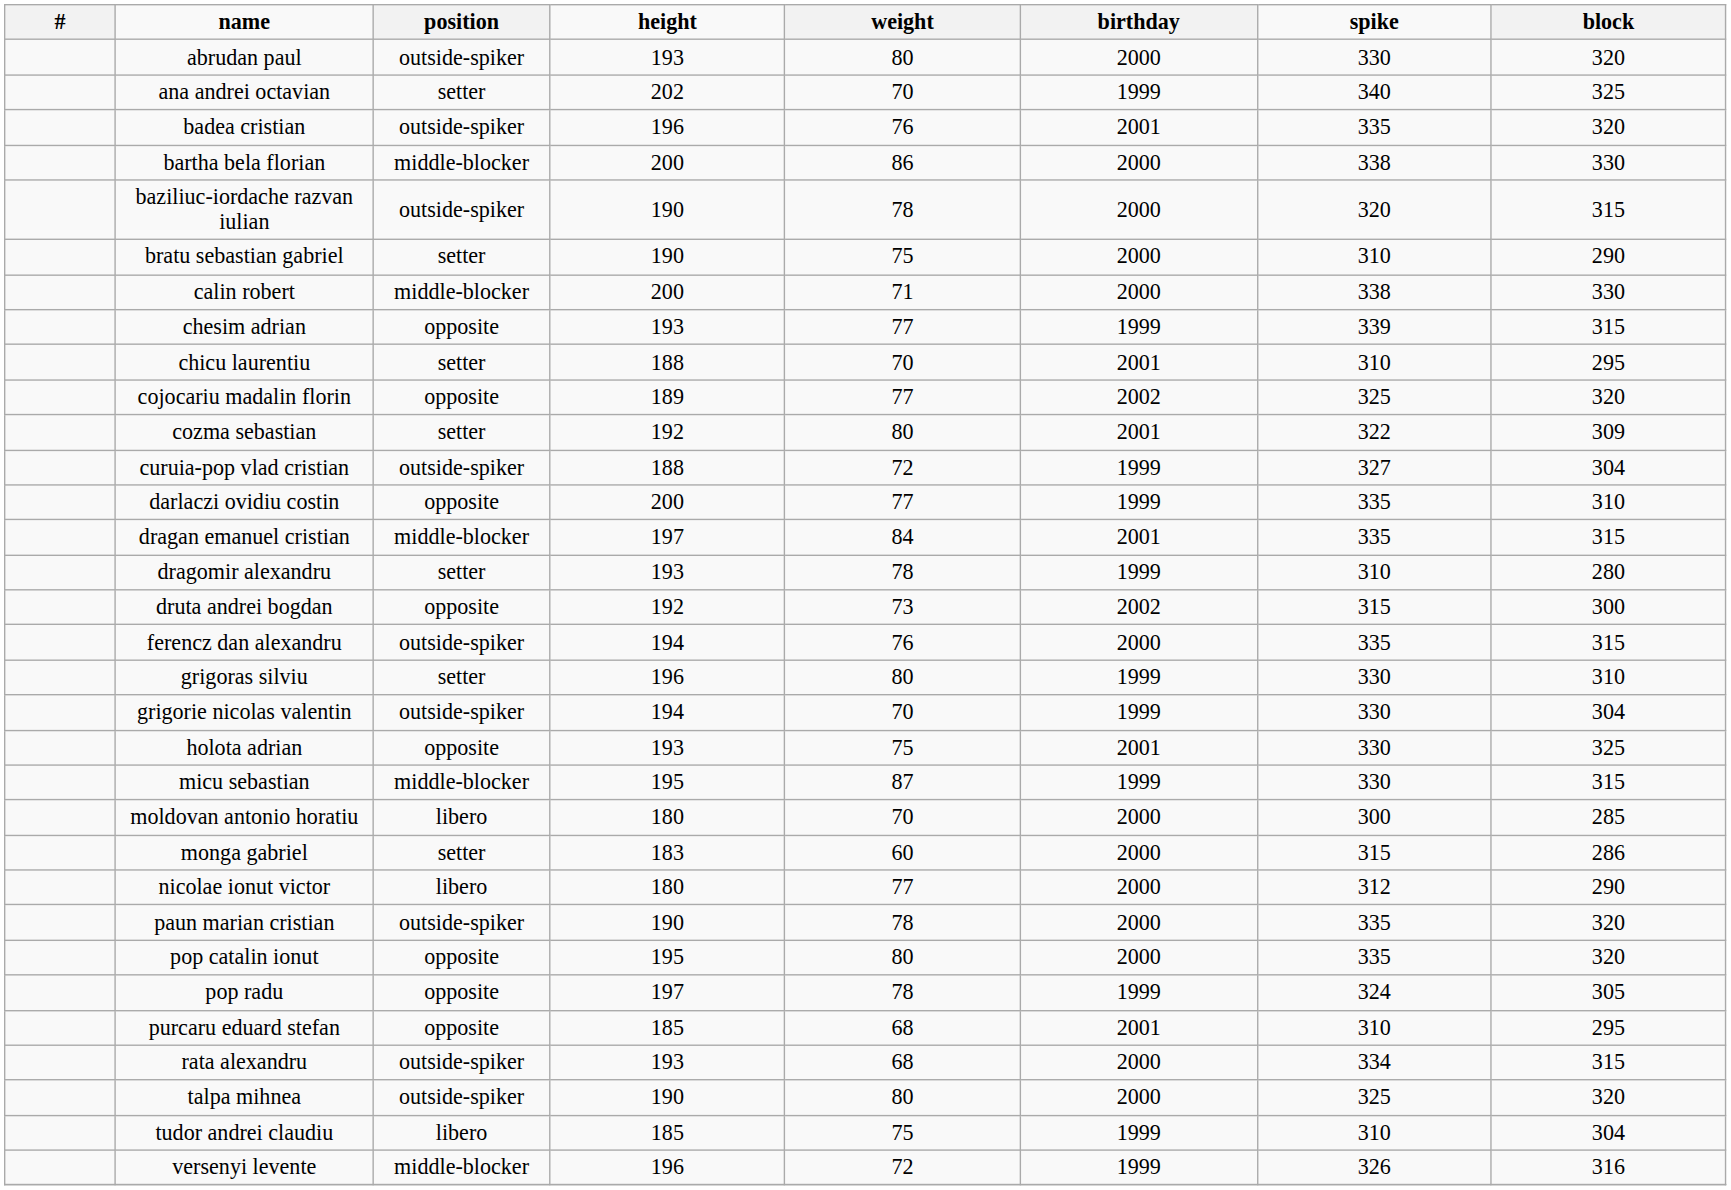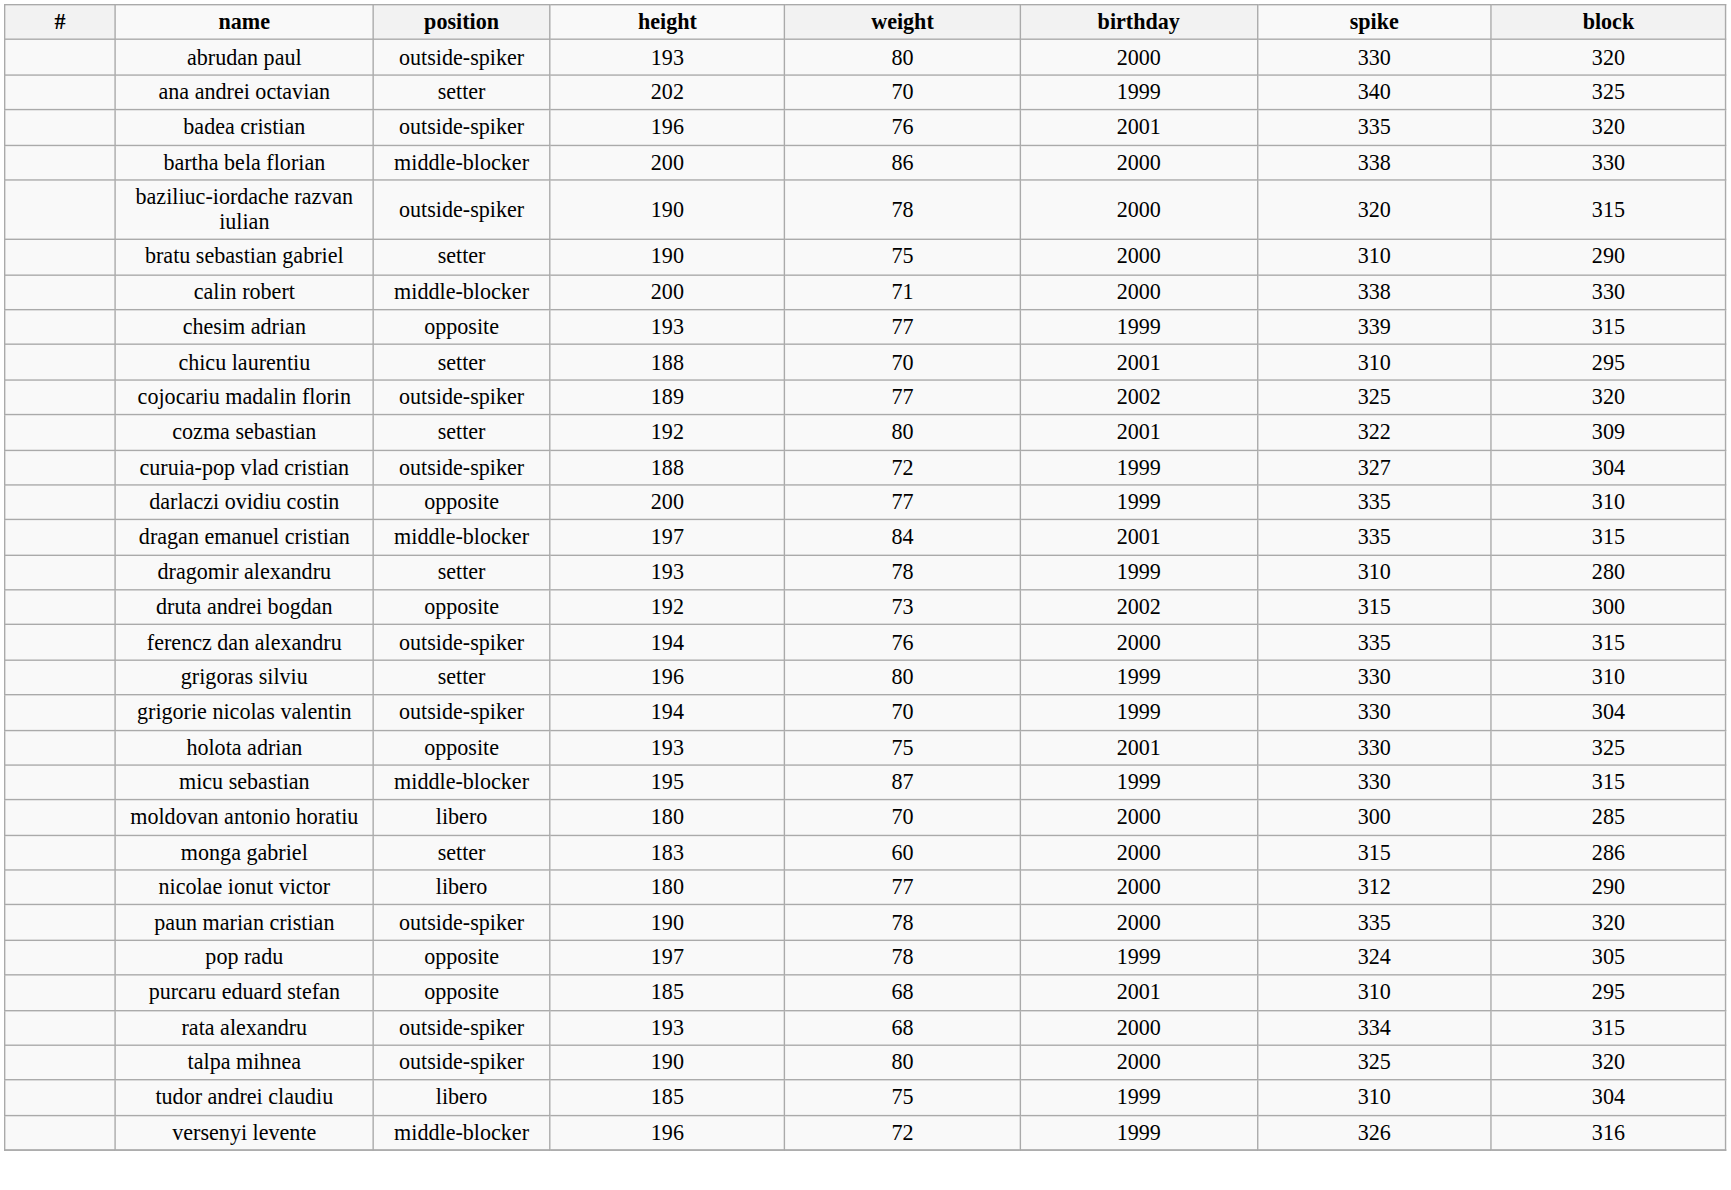(462, 397) opposite -> (462, 397) outside-spiker
- row: (244, 957)
